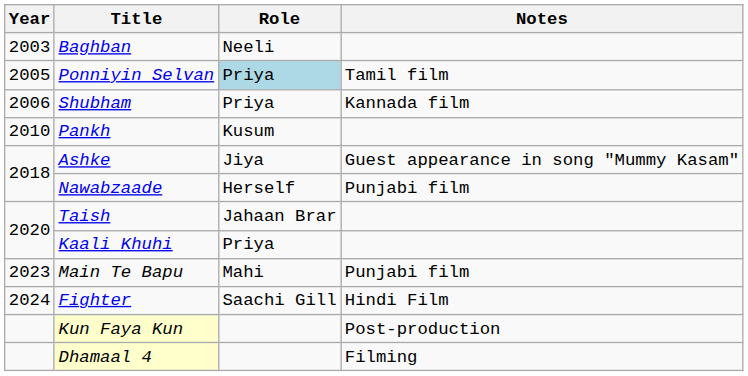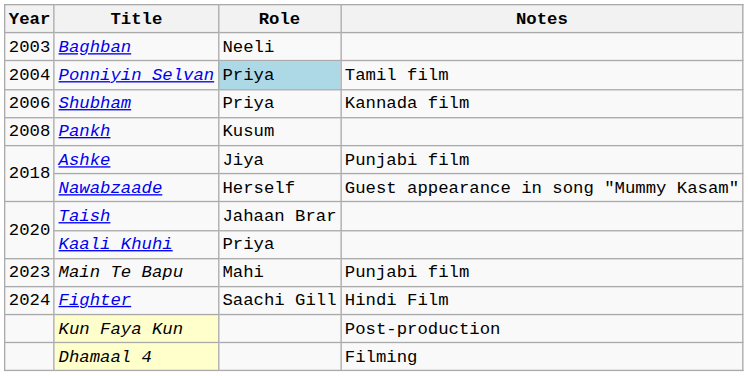(30, 75) 2005 -> (30, 75) 2004
(30, 131) 2010 -> (30, 131) 2008
(542, 160) Guest appearance in song "Mummy Kasam" -> (407, 160) Punjabi film
(407, 188) Punjabi film -> (542, 188) Guest appearance in song "Mummy Kasam"
